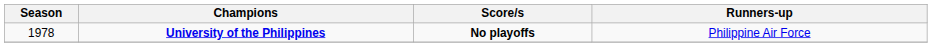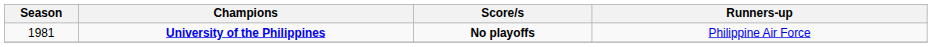(41, 32) 1978 -> (41, 32) 1981
